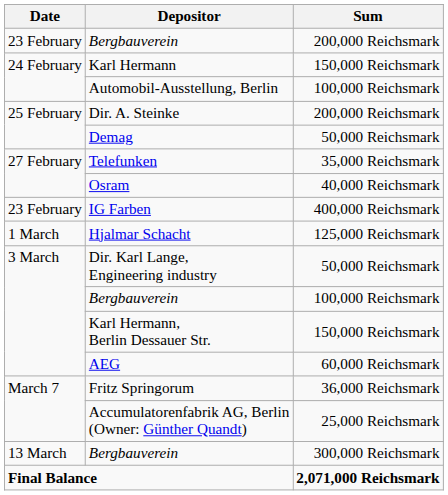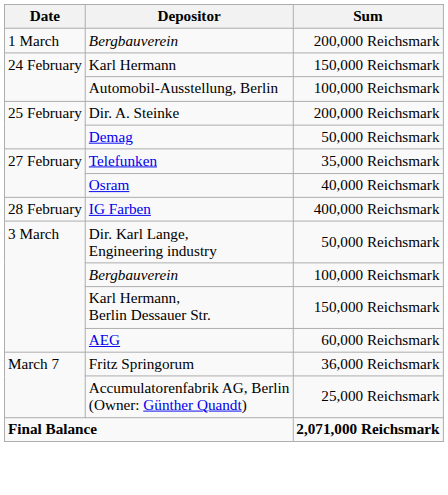(45, 40) 23 February -> (34, 40) 1 March
(45, 209) 23 February -> (45, 209) 28 February
- row: (140, 233)
- row: (133, 453)
